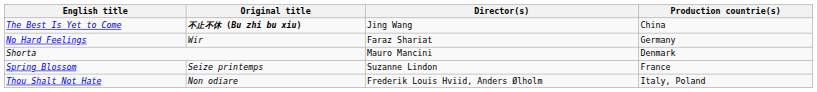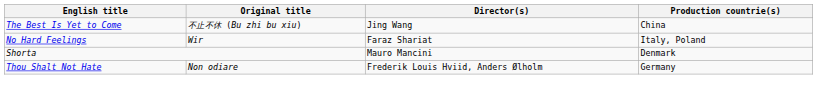(245, 25) bold -> (245, 25) normal
(658, 40) Germany -> (673, 40) Italy, Poland
- row: (41, 67)
(673, 81) Italy, Poland -> (658, 67) Germany
